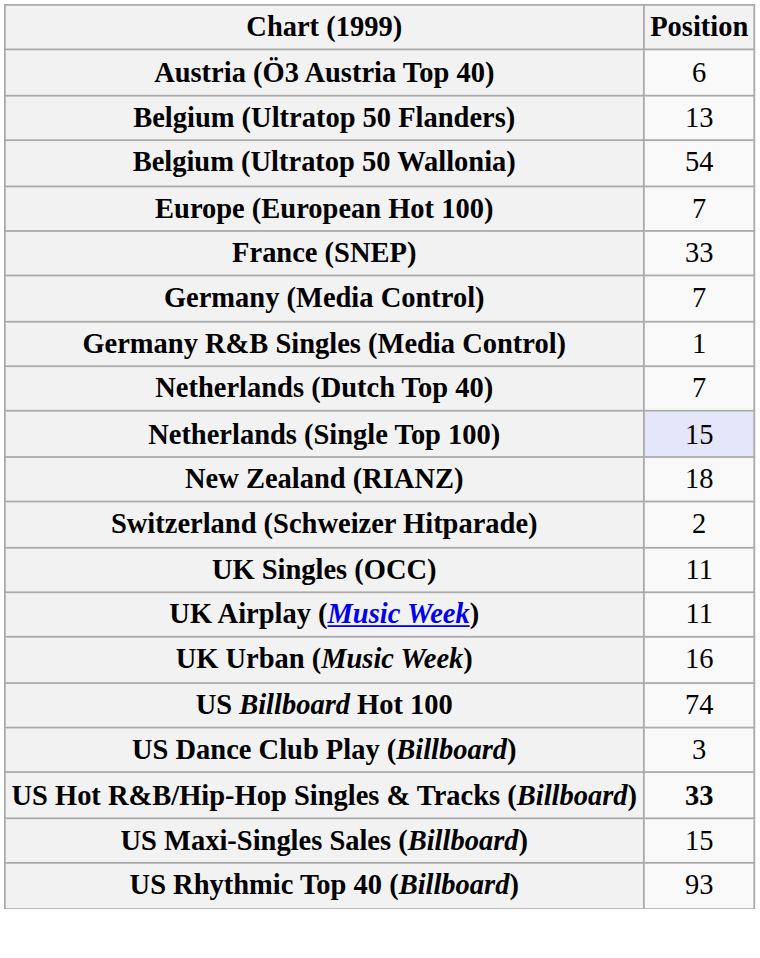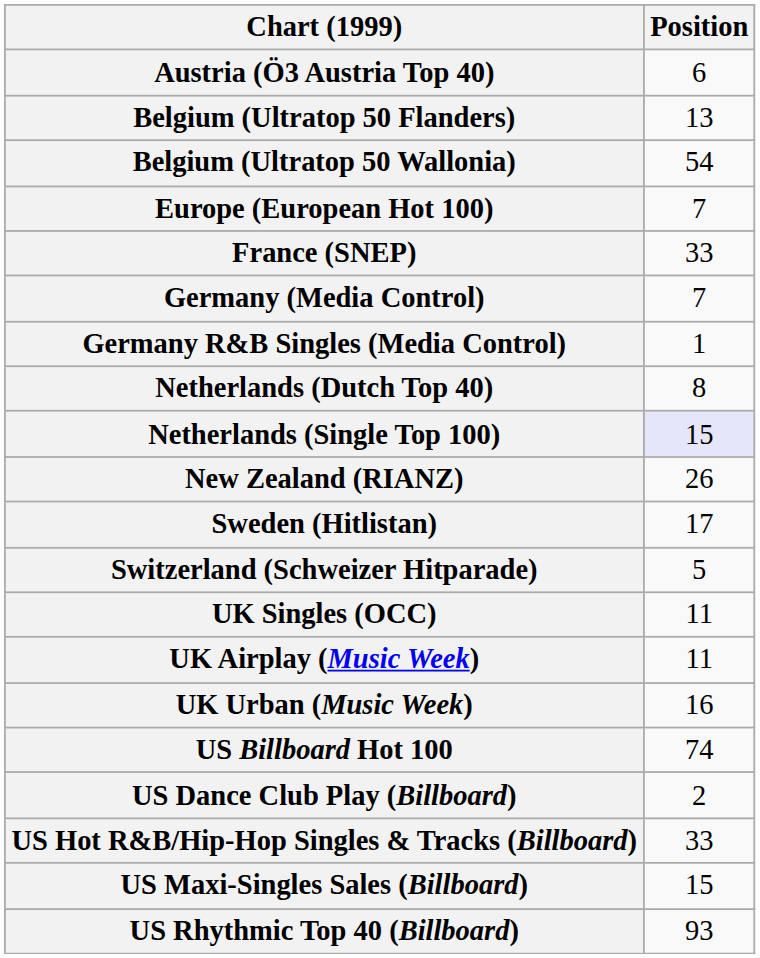(699, 388) 7 -> (699, 388) 8
(699, 478) 18 -> (699, 478) 26
+ row: (324, 523)
(699, 523) 2 -> (699, 569) 5
(699, 749) 3 -> (699, 794) 2
(699, 794) bold -> (699, 840) normal
